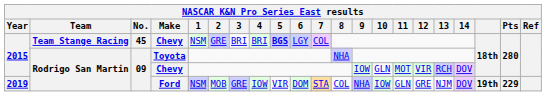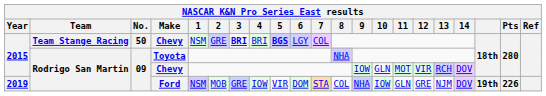(141, 40) 45 -> (141, 40) 50
(239, 40) normal -> (239, 40) bold
(511, 84) 229 -> (511, 84) 226
